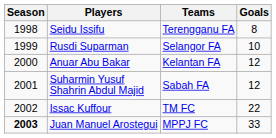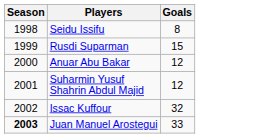- column: (198, 12)
(254, 46) 10 -> (177, 46) 15
(254, 108) 22 -> (177, 108) 32
